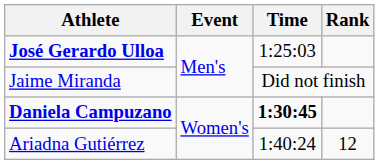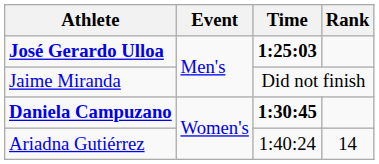(287, 51) normal -> (287, 51) bold
(348, 143) 12 -> (348, 143) 14
